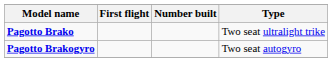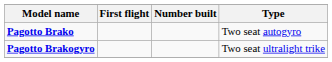(273, 31) Two seat ultralight trike -> (261, 31) Two seat autogyro
(261, 49) Two seat autogyro -> (273, 49) Two seat ultralight trike
